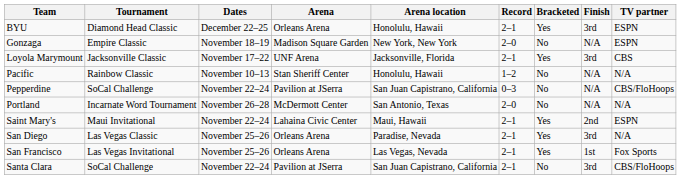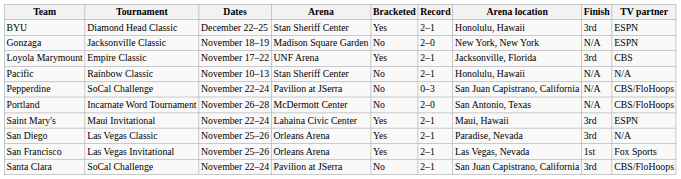columns swapped: (435, 12) <-> (558, 12)
(302, 27) Orleans Arena -> (311, 27) Stan Sheriff Center
(117, 43) Empire Classic -> (127, 43) Jacksonville Classic
(127, 58) Jacksonville Classic -> (117, 58) Empire Classic
(509, 74) 1–2 -> (428, 74) 2–1
(623, 105) N/A -> (644, 105) CBS/FloHoops
(591, 120) 2nd -> (590, 120) 3rd
